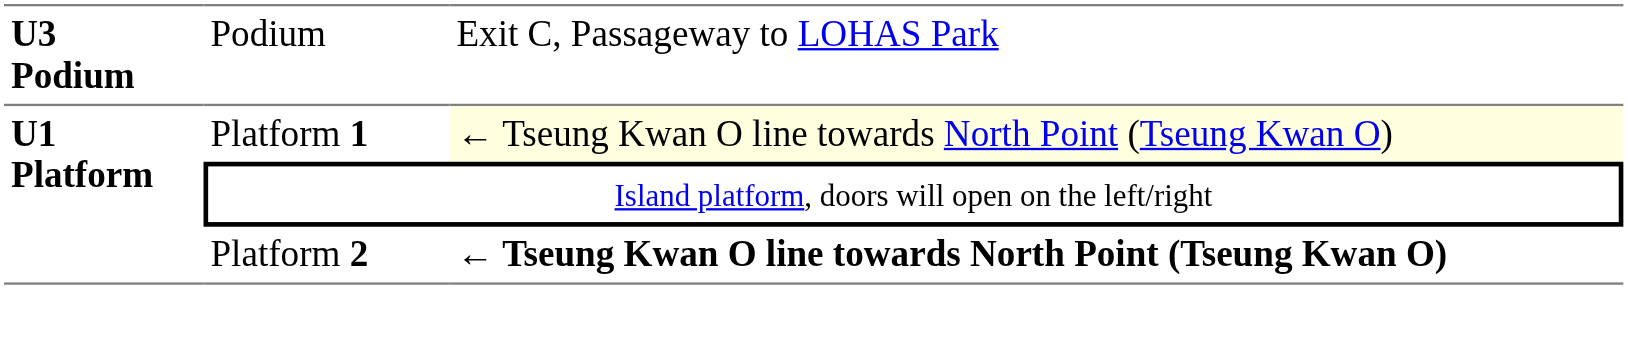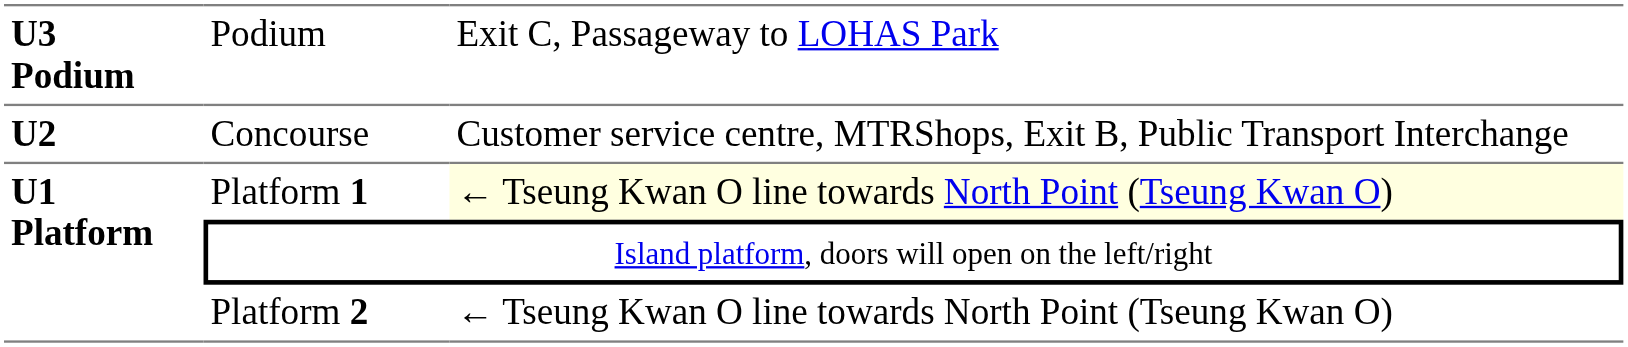+ row: (290, 133)
(952, 253) bold -> (925, 311) normal
